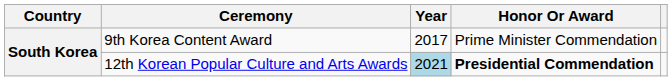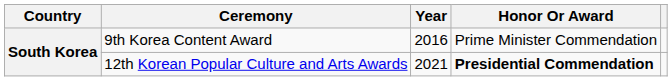(431, 40) 2017 -> (431, 40) 2016
(431, 64) lightblue background -> (431, 64) no background
